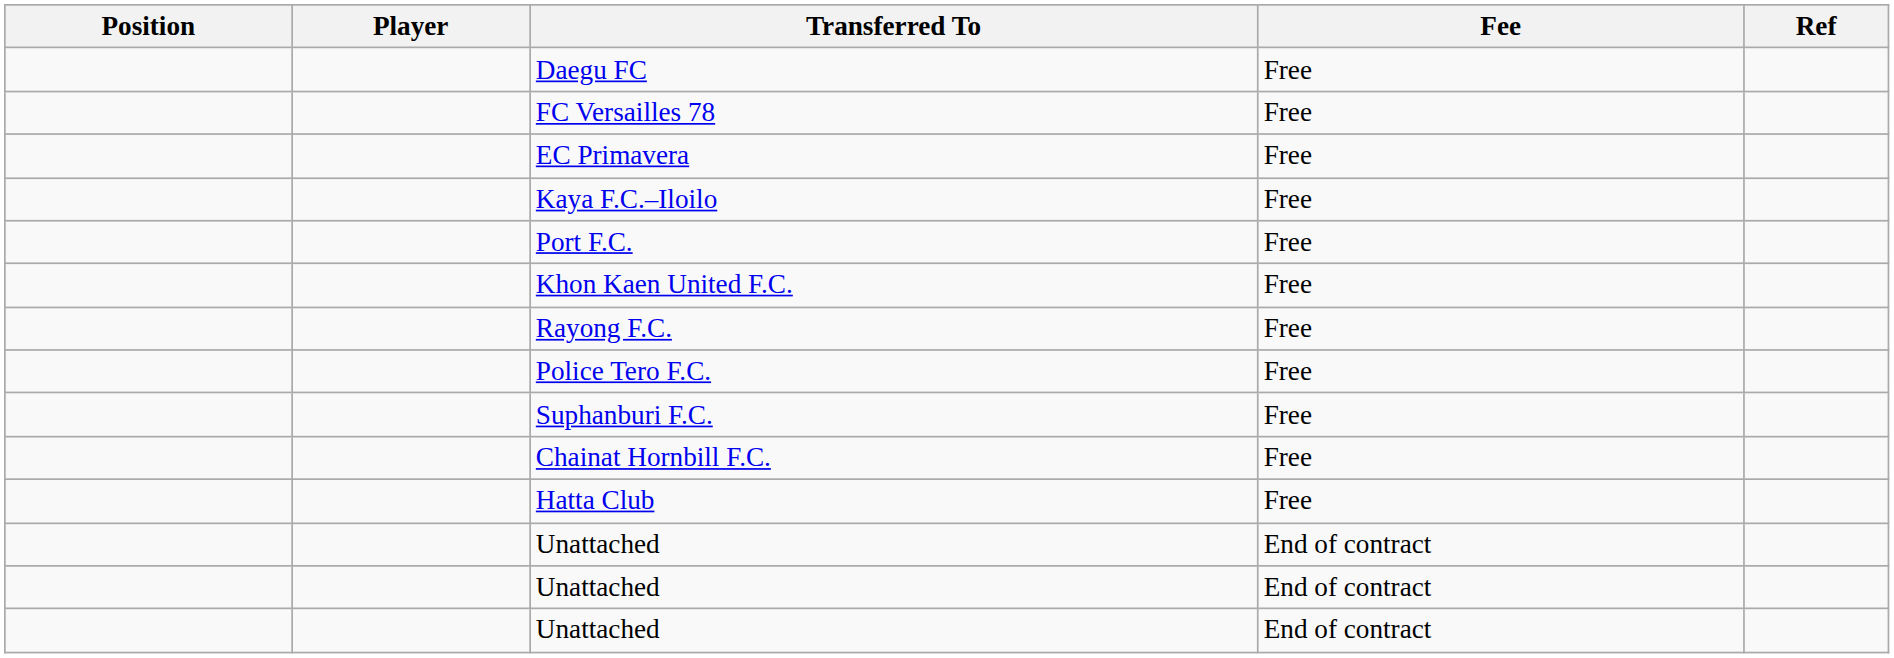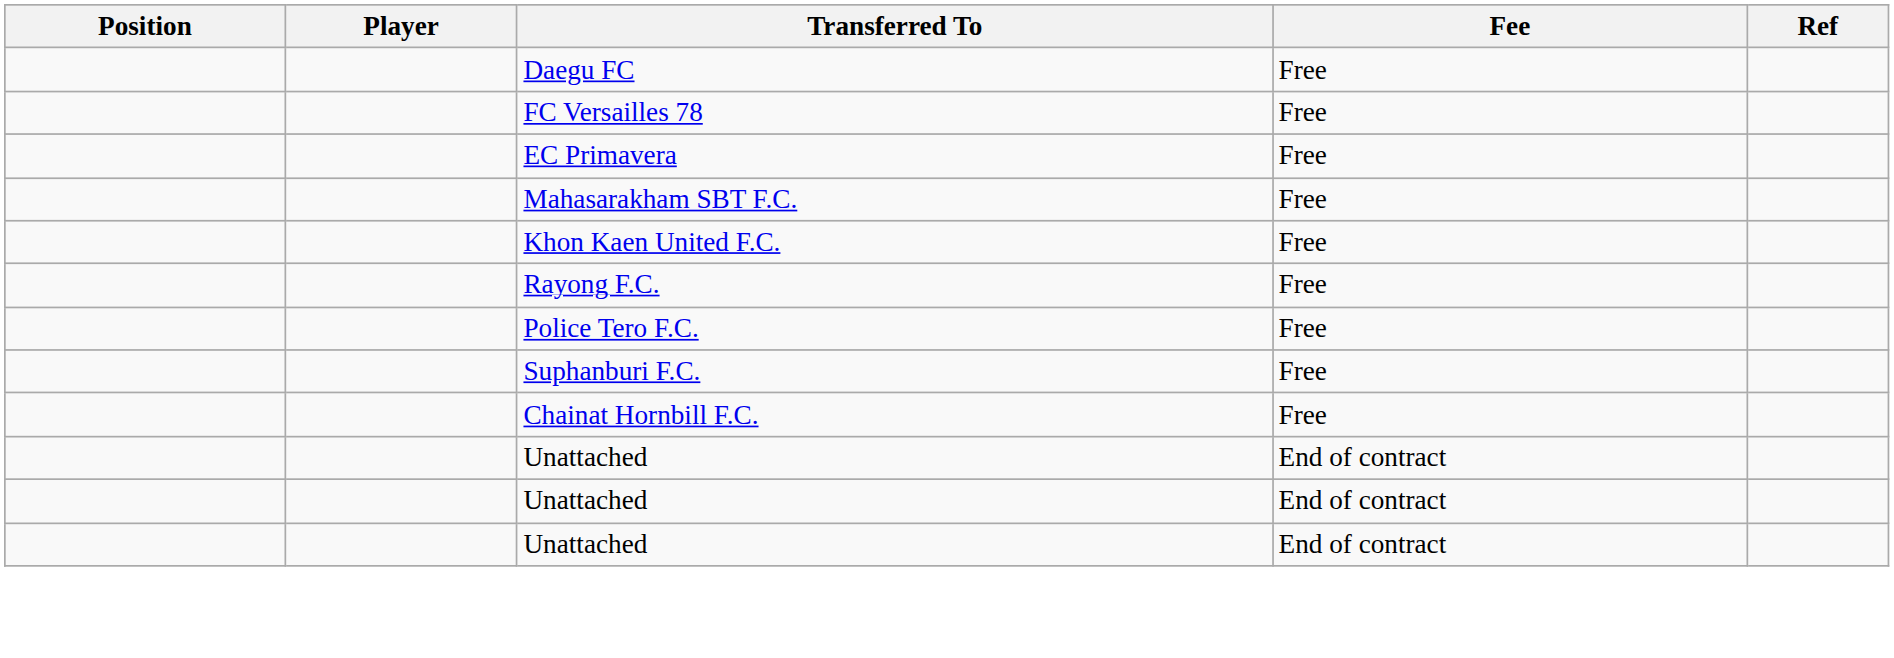- row: (627, 198)
- row: (584, 241)
+ row: (660, 198)
- row: (595, 500)
